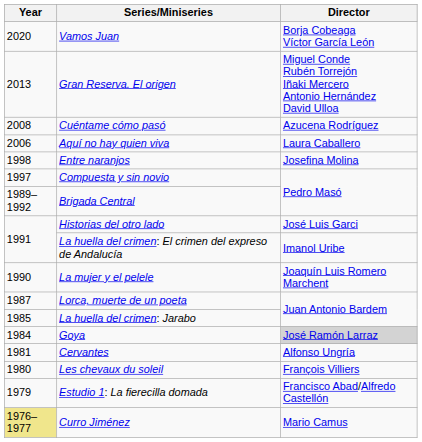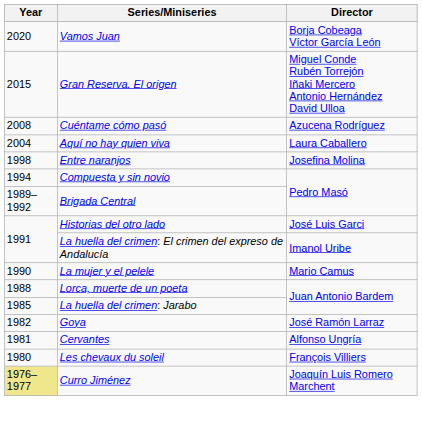(19, 84) 2013 -> (19, 84) 2015
(19, 143) 2006 -> (19, 143) 2004
(19, 177) 1997 -> (19, 177) 1994
(335, 277) Joaquín Luis Romero Marchent -> (322, 271) Mario Camus
(19, 300) 1987 -> (19, 288) 1988
(19, 335) 1984 -> (19, 323) 1982
(330, 335) lightgrey background -> (337, 323) no background
- row: (133, 393)
(315, 422) Mario Camus -> (341, 381) Joaquín Luis Romero Marchent
